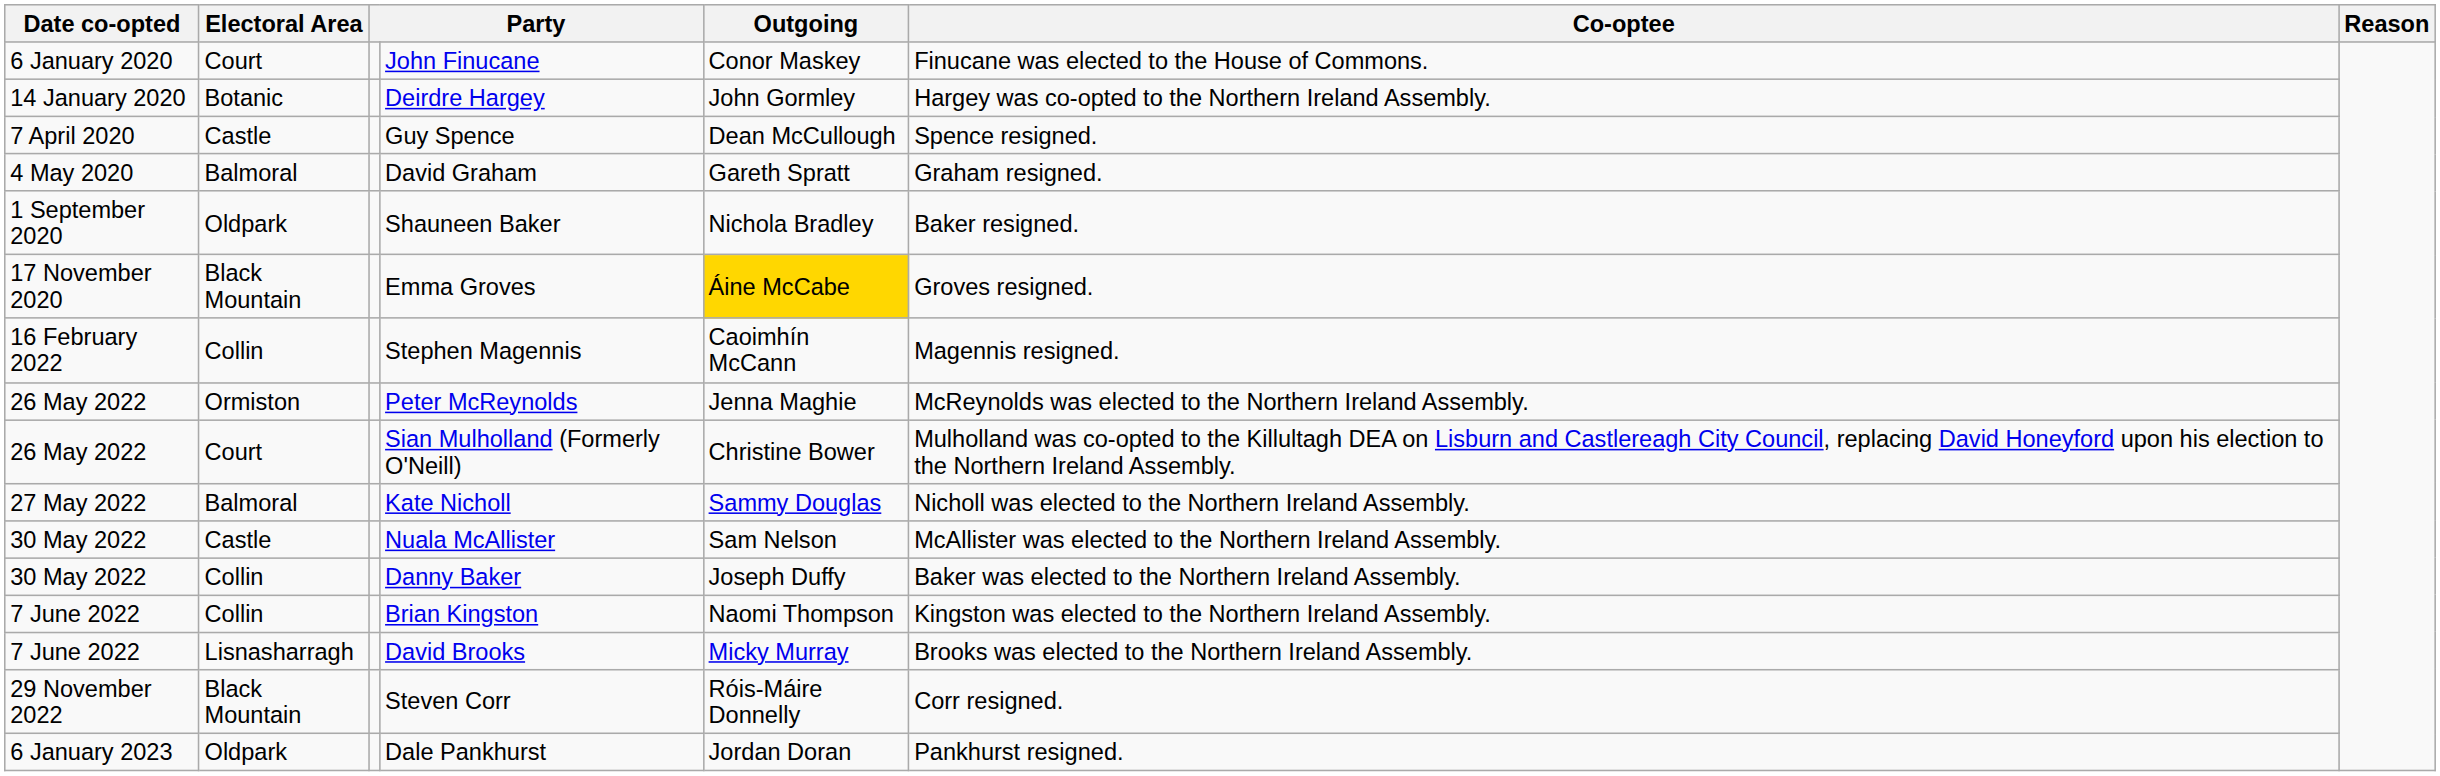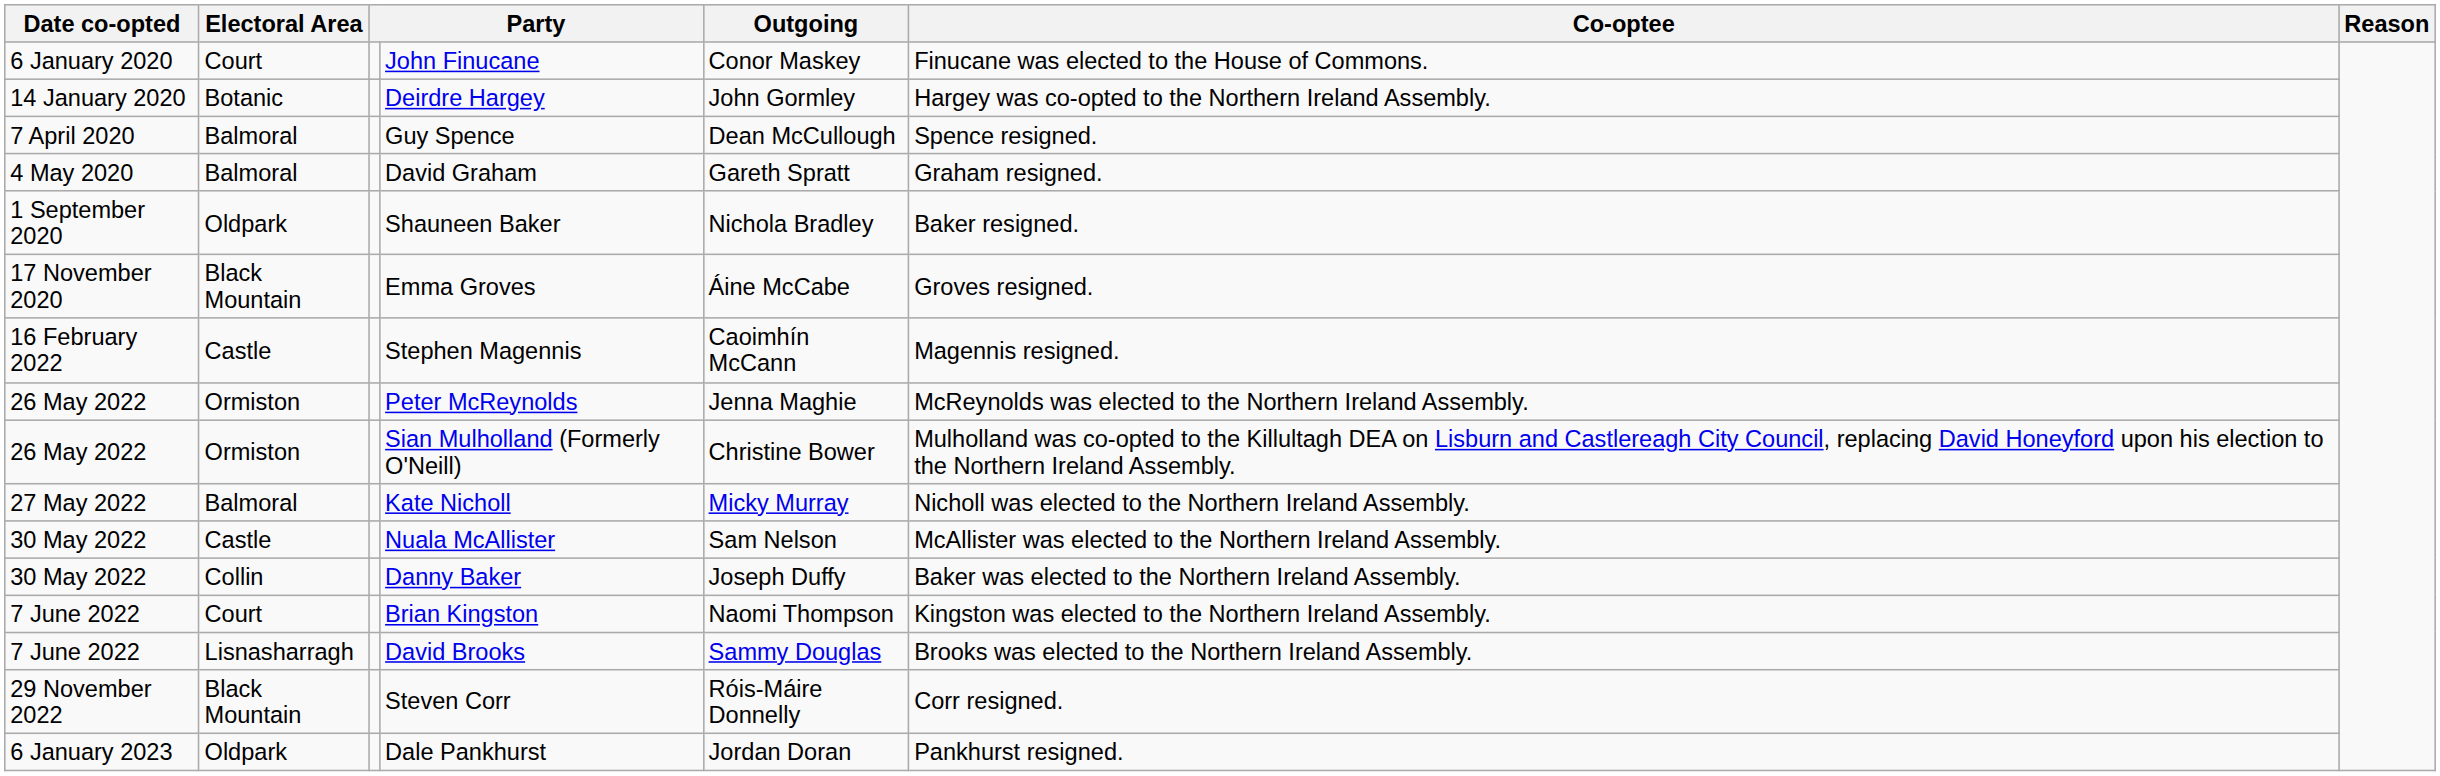(238, 136) Castle -> (251, 136) Balmoral
(779, 287) gold background -> (779, 287) no background
(234, 351) Collin -> (238, 351) Castle
(233, 452) Court -> (252, 452) Ormiston
(795, 502) Sammy Douglas -> (779, 502) Micky Murray
(234, 614) Collin -> (233, 614) Court
(779, 651) Micky Murray -> (795, 651) Sammy Douglas
